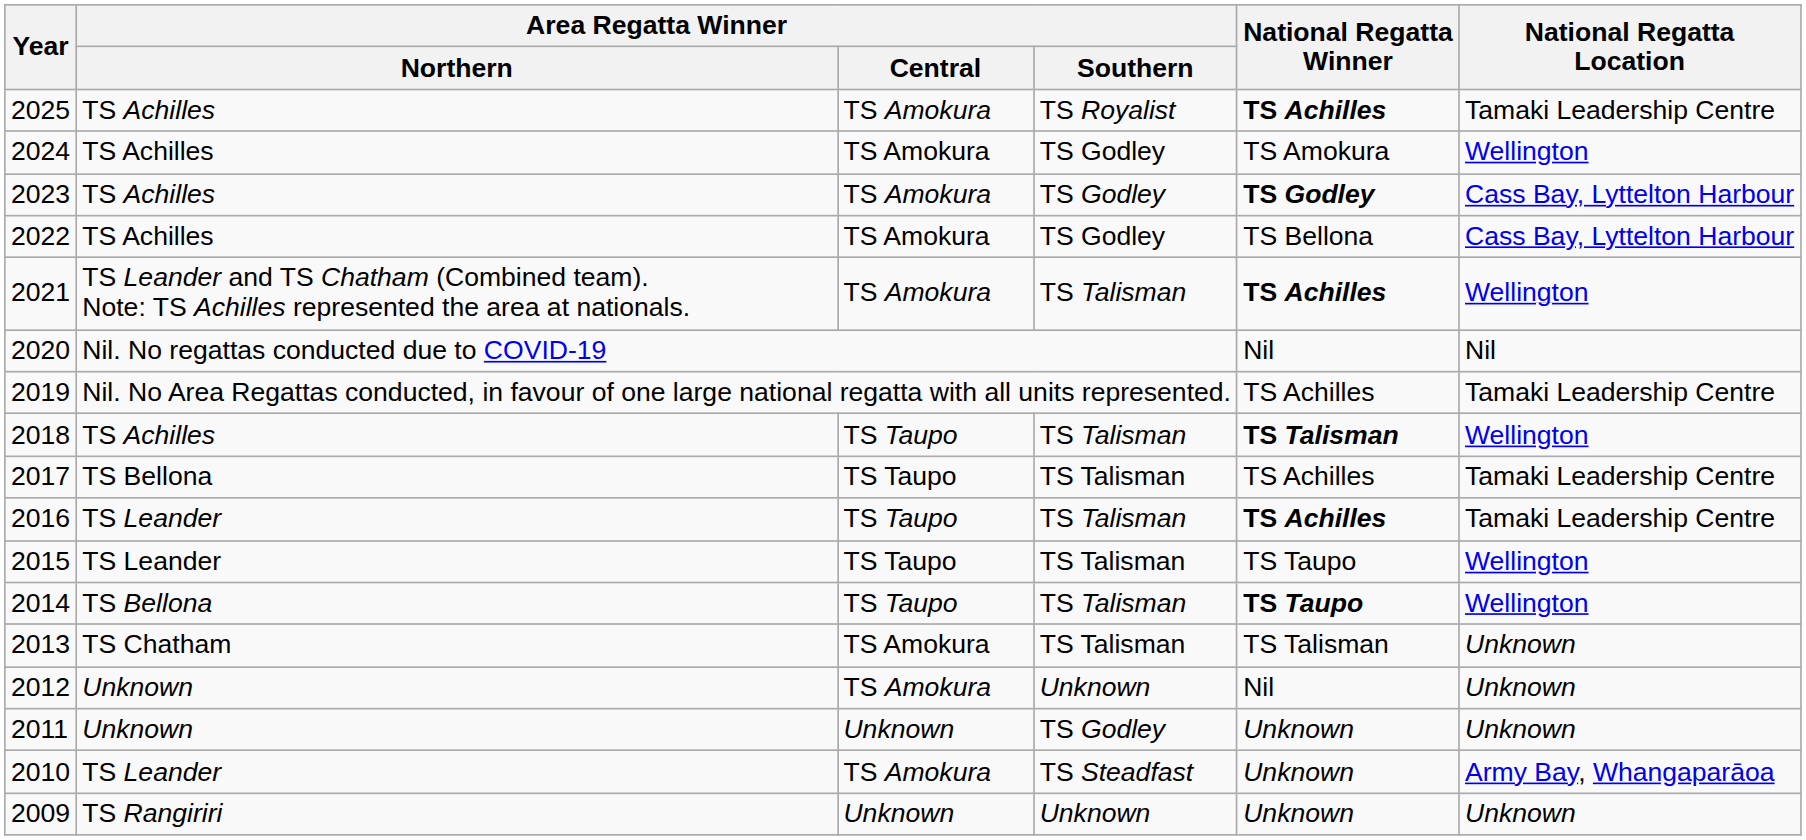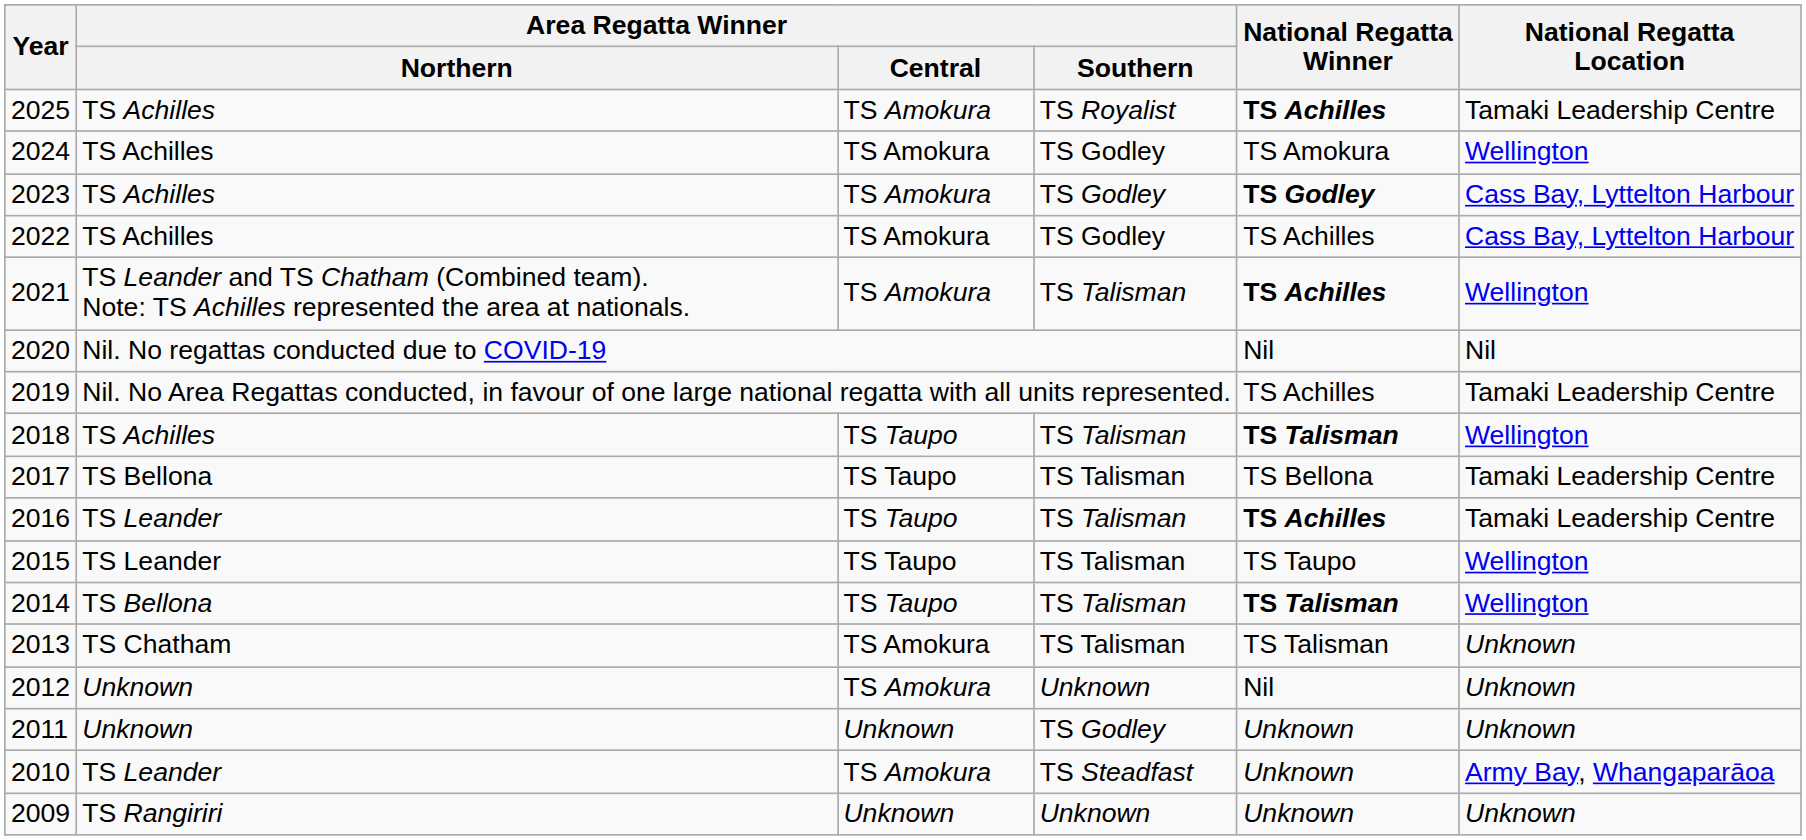(1308, 236) TS Bellona -> (1309, 236) TS Achilles
(1309, 476) TS Achilles -> (1308, 476) TS Bellona
(1303, 603) TS Taupo -> (1321, 603) TS Talisman
